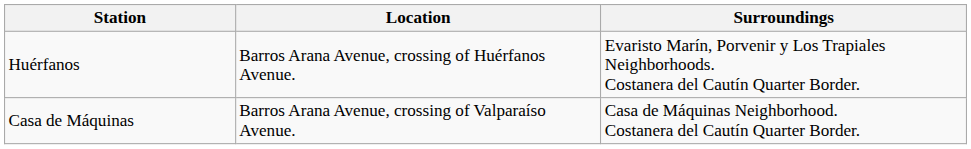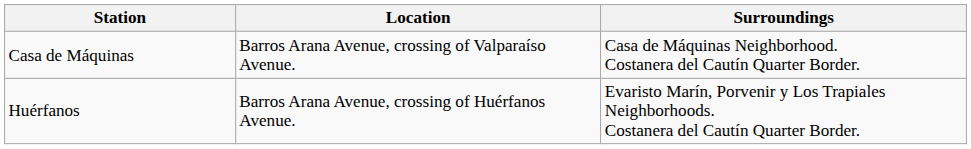rows swapped: (44, 64) <-> (71, 120)
